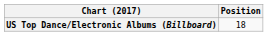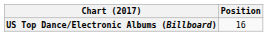(241, 25) 18 -> (241, 25) 16
